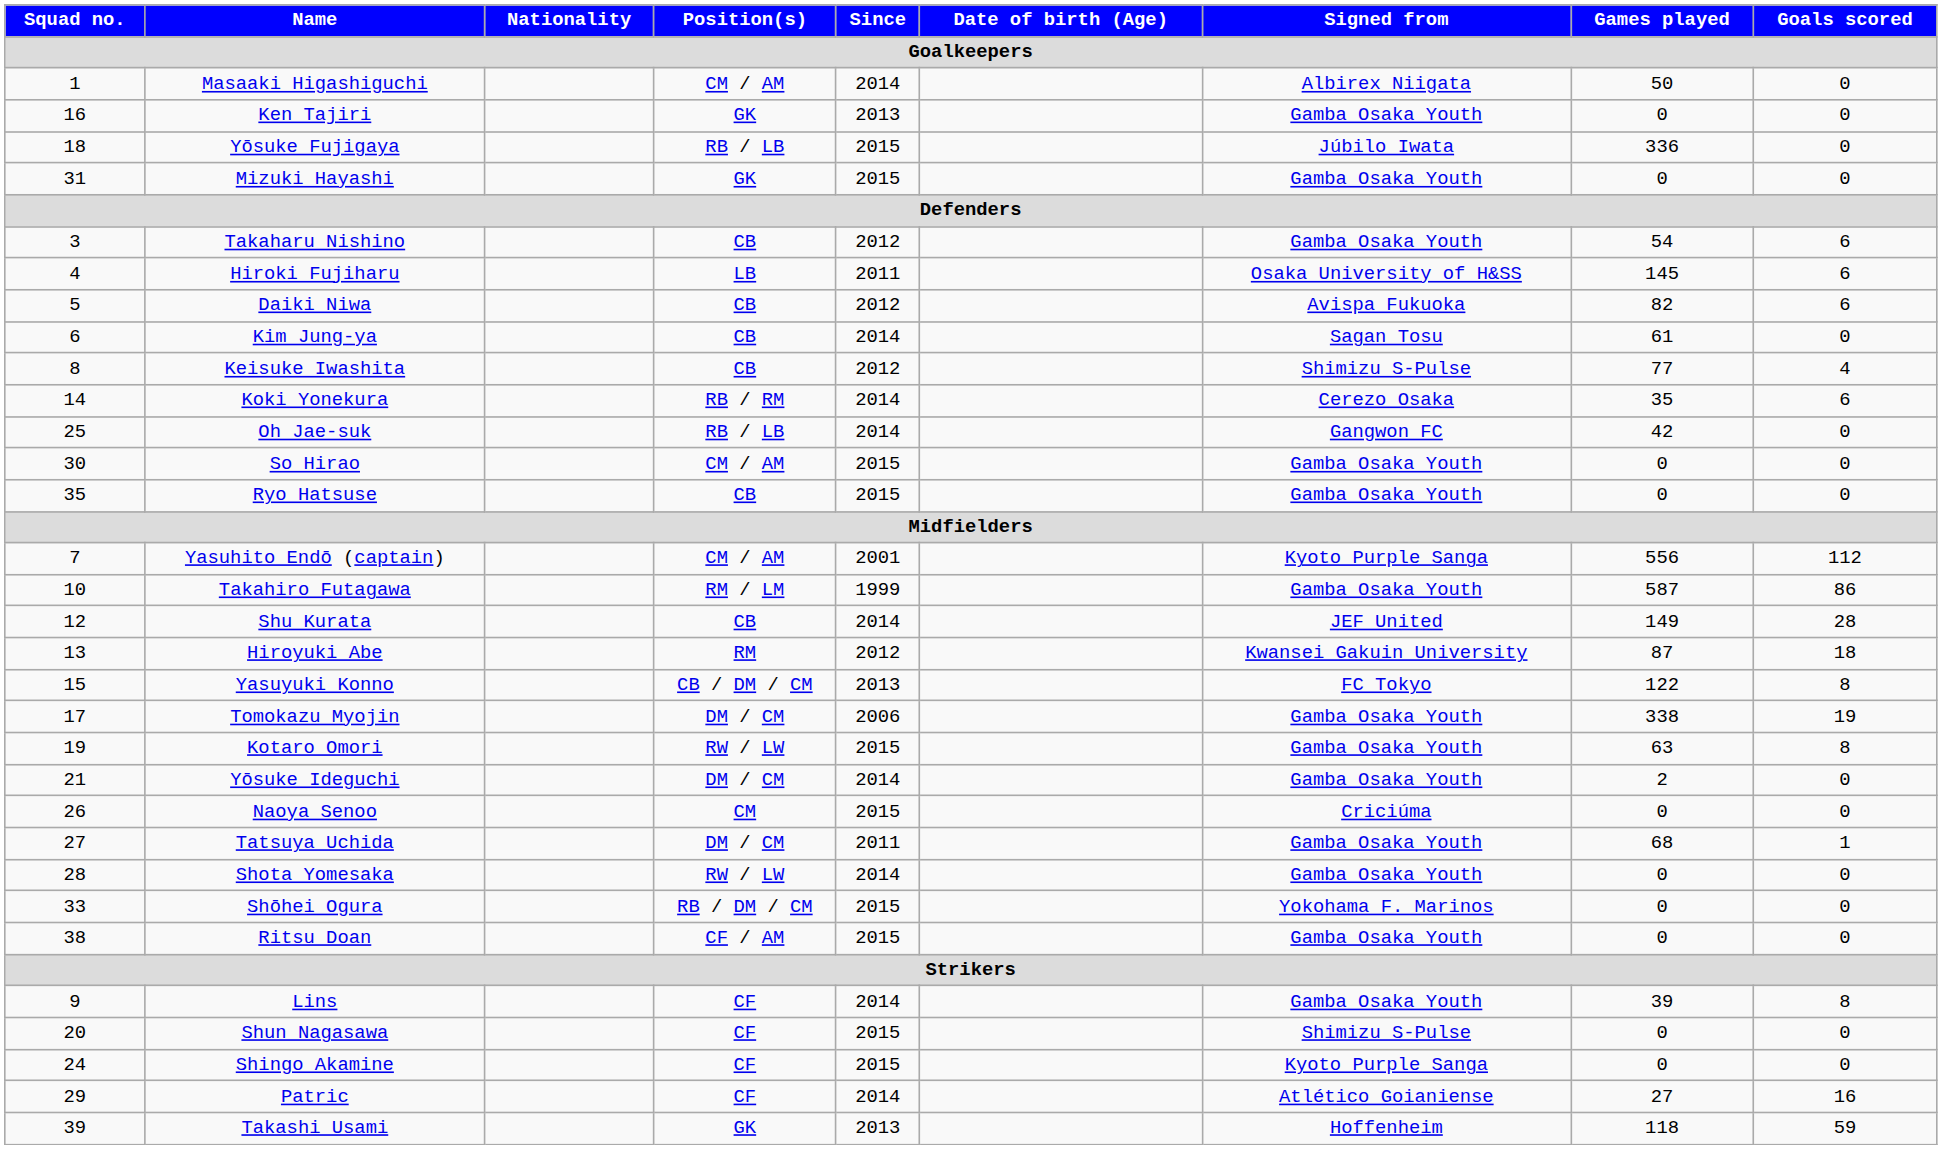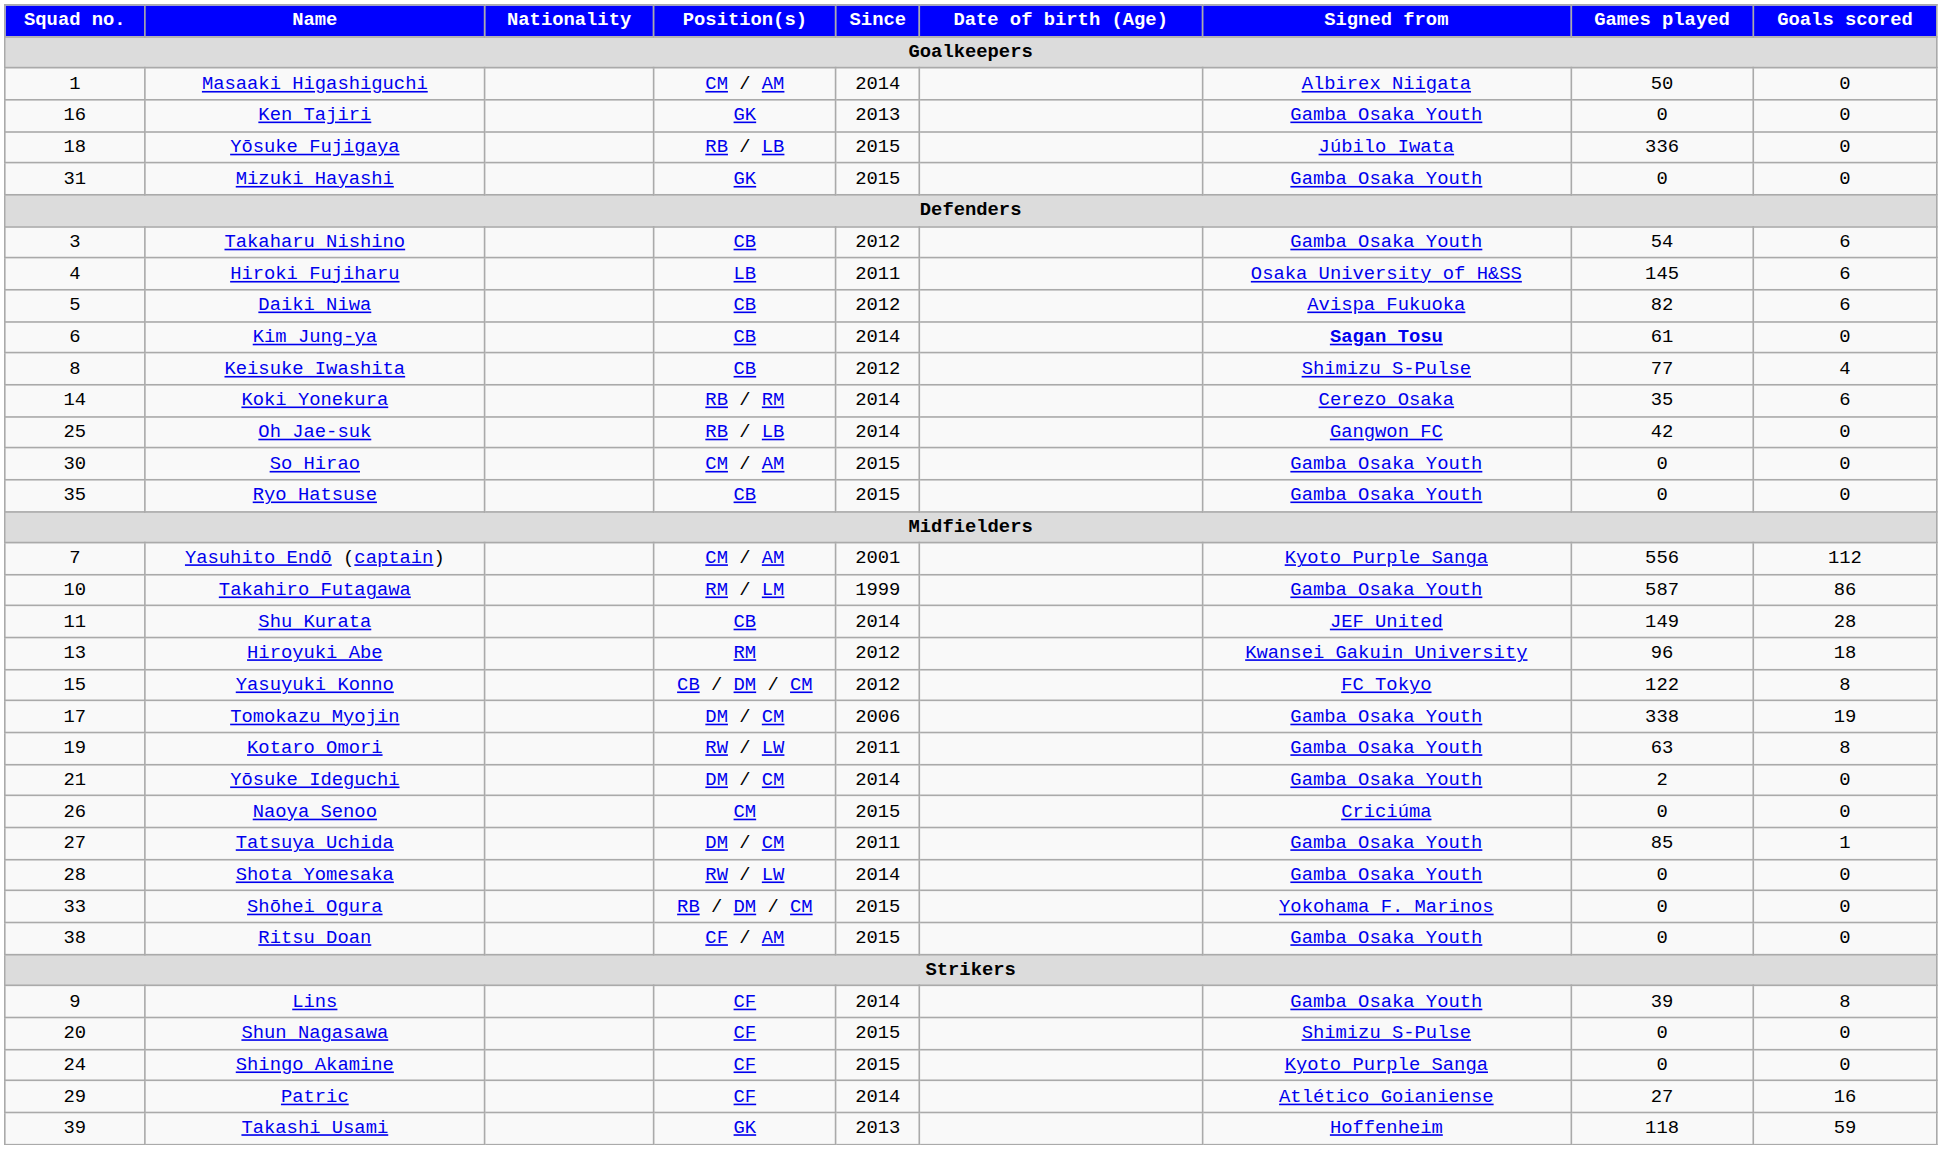(1386, 337) normal -> (1386, 337) bold
(75, 622) 12 -> (75, 622) 11
(1662, 653) 87 -> (1662, 653) 96
(878, 685) 2013 -> (878, 685) 2012
(878, 748) 2015 -> (878, 748) 2011
(1662, 843) 68 -> (1662, 843) 85
